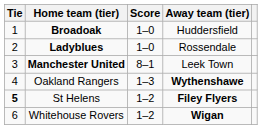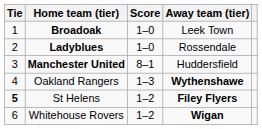(207, 30) Huddersfield -> (207, 30) Leek Town
(207, 64) Leek Town -> (207, 64) Huddersfield
